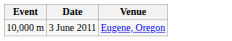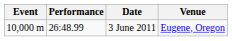+ column: (76, 12)
